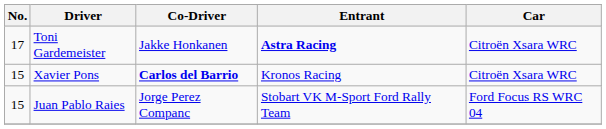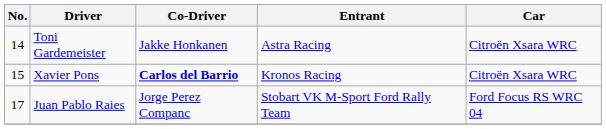(17, 44) 17 -> (17, 44) 14
(299, 44) bold -> (296, 44) normal
(17, 104) 15 -> (17, 104) 17
